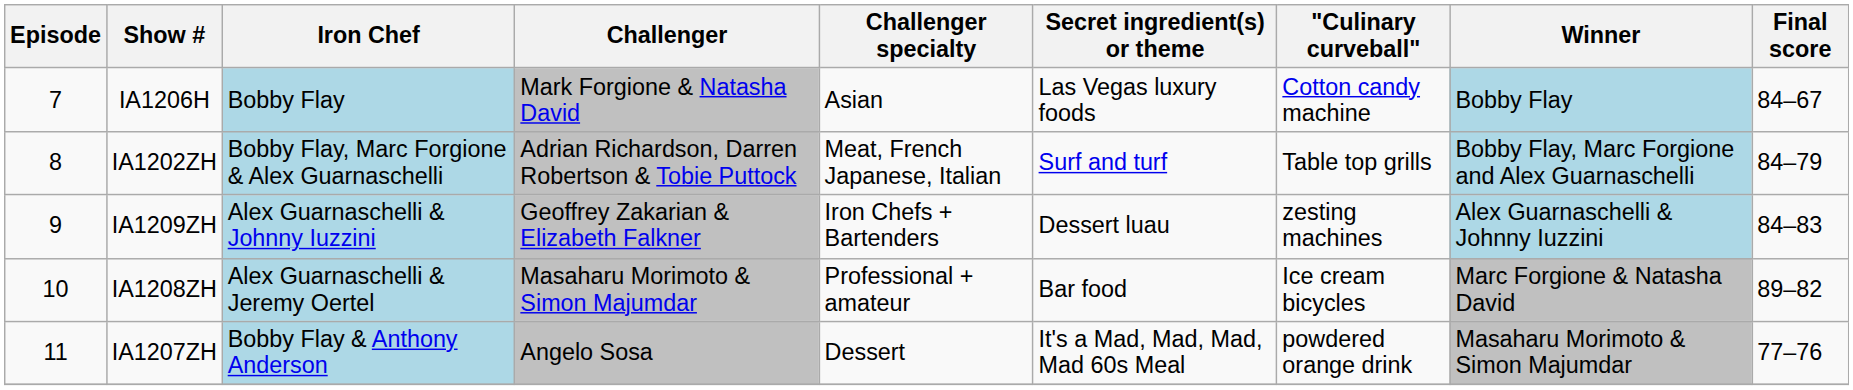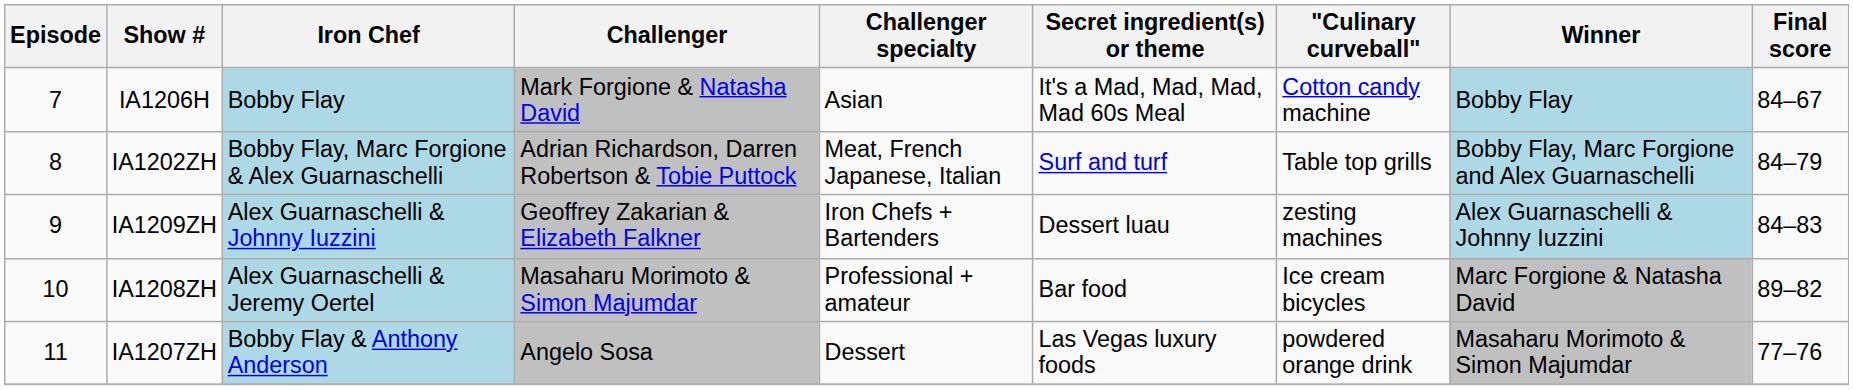(1128, 99) Las Vegas luxury foods -> (1151, 99) It's a Mad, Mad, Mad, Mad 60s Meal
(1151, 352) It's a Mad, Mad, Mad, Mad 60s Meal -> (1128, 352) Las Vegas luxury foods
